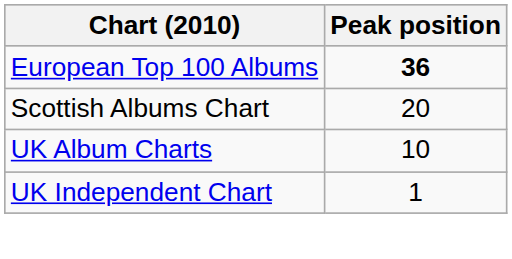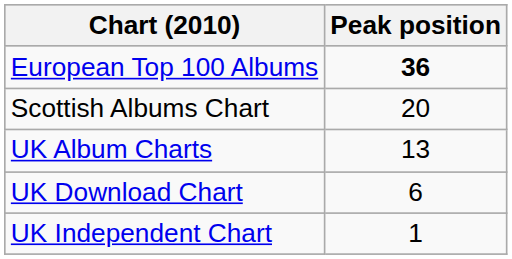(416, 150) 10 -> (416, 150) 13
+ row: (127, 191)
